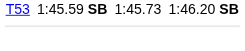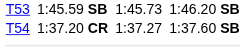+ row: (18, 28)
